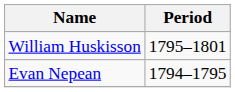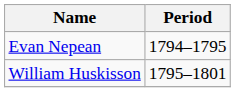rows swapped: (55, 73) <-> (75, 45)
